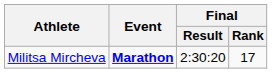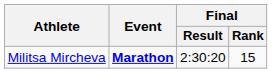(248, 58) 17 -> (248, 58) 15
